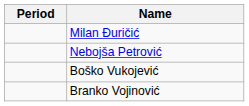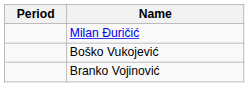- row: (116, 52)
